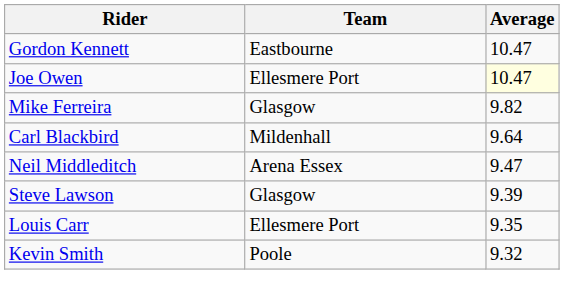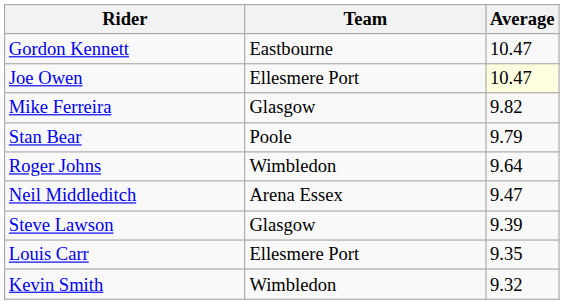+ row: (45, 136)
- row: (64, 136)
+ row: (55, 166)
(271, 254) Poole -> (293, 284) Wimbledon
